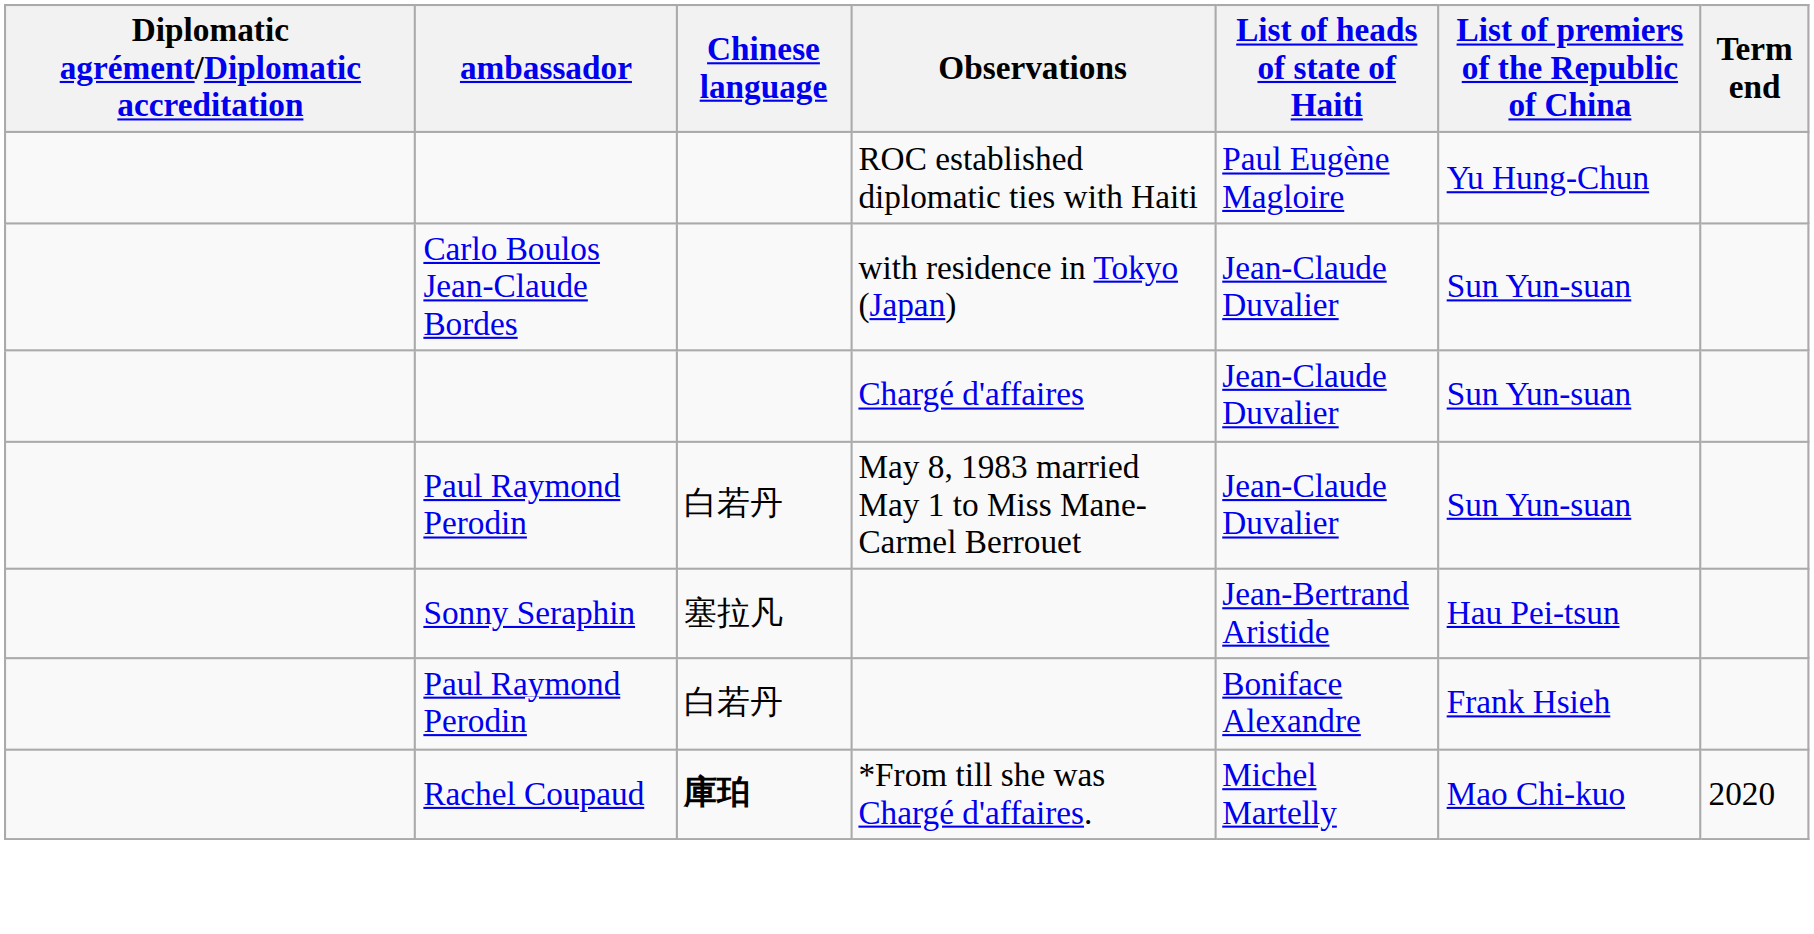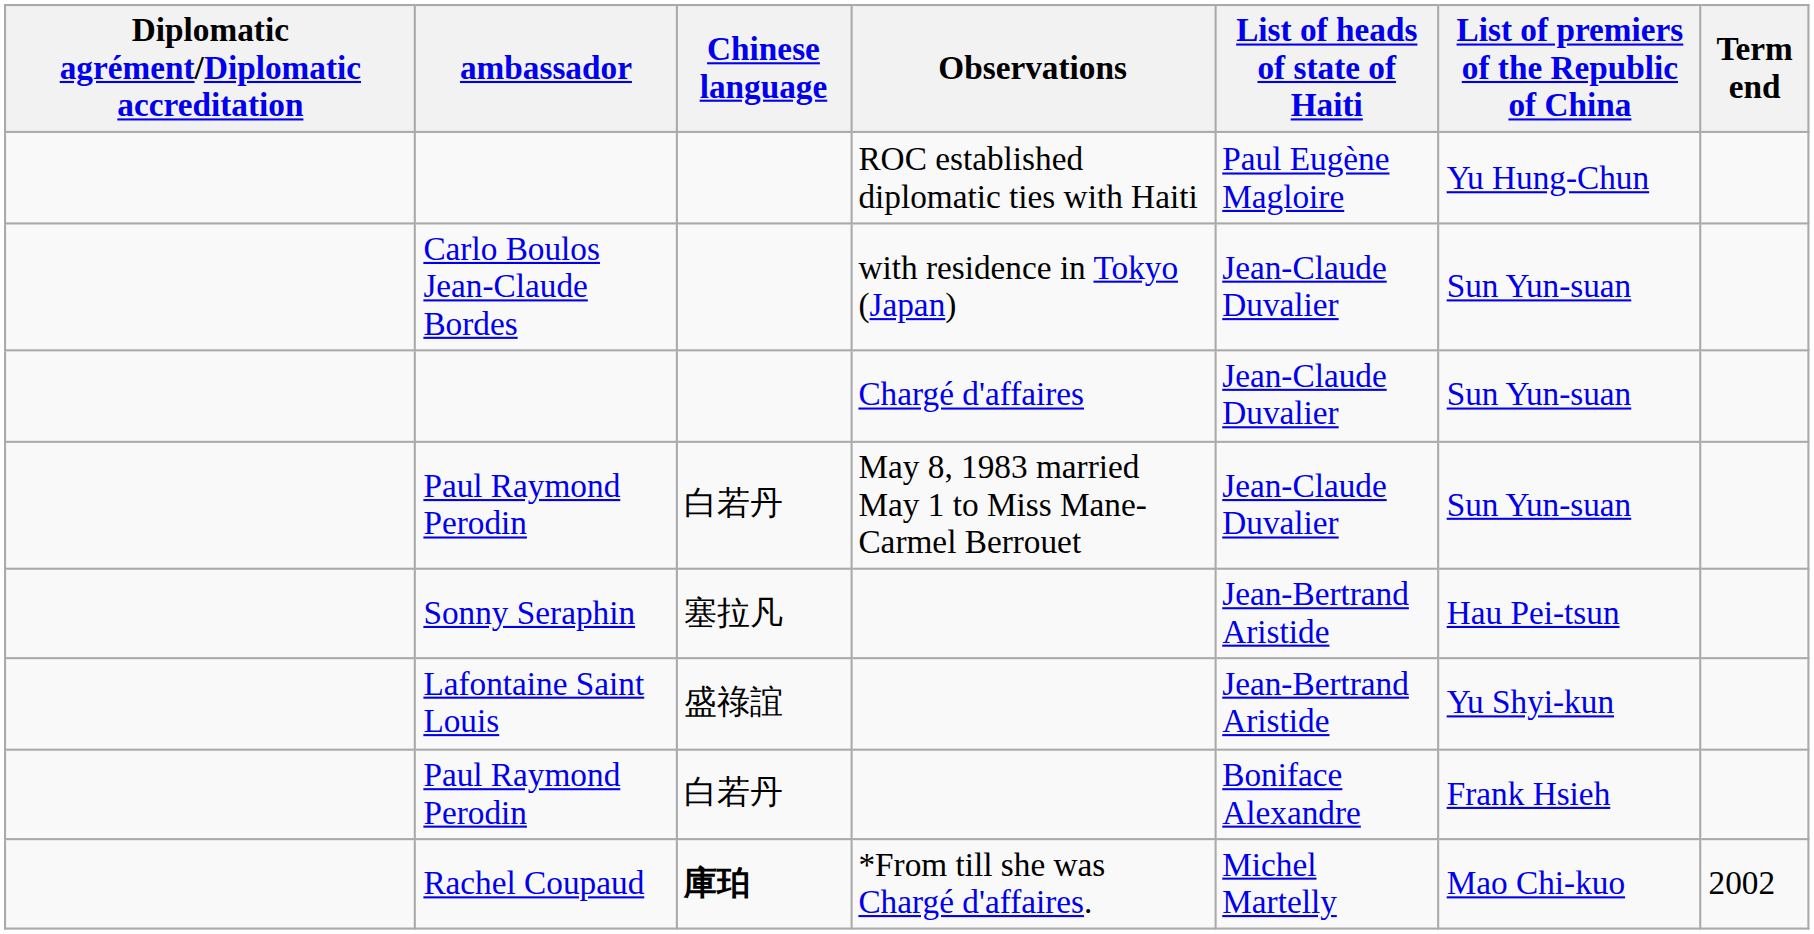+ row: (534, 703)
(1742, 793) 2020 -> (1742, 883) 2002
